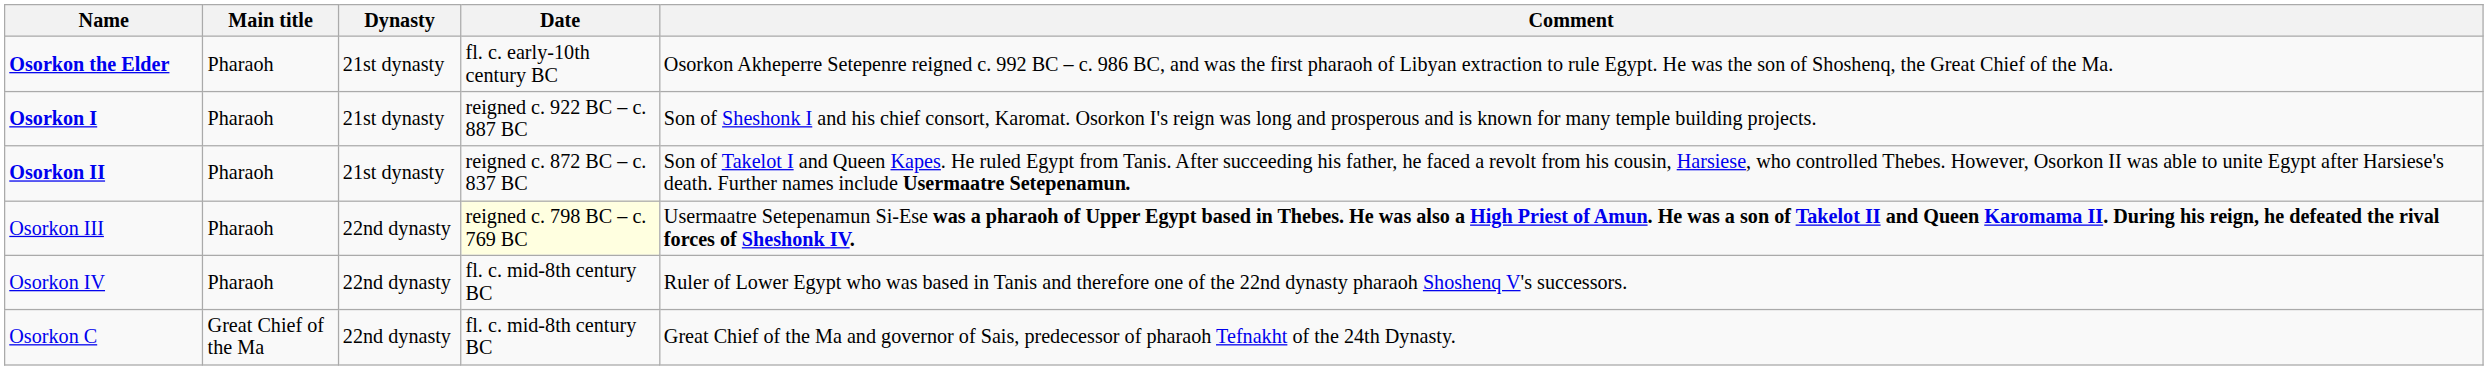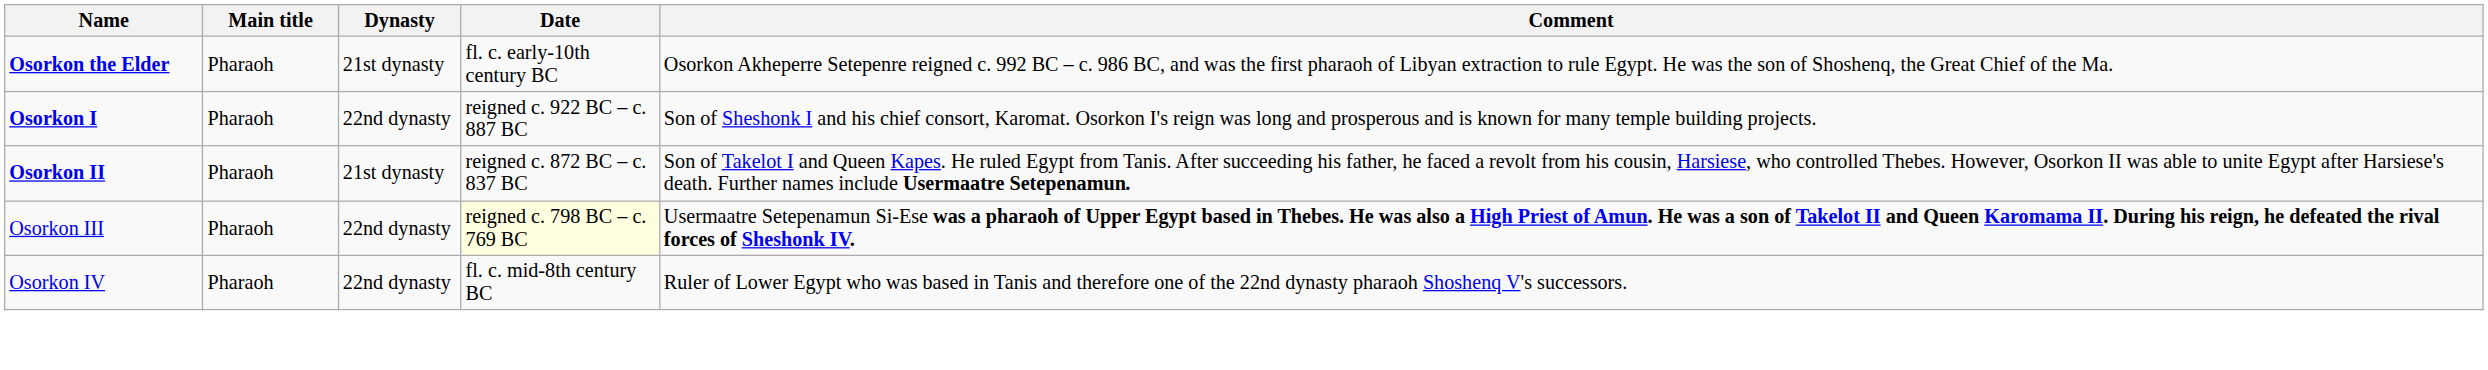(394, 118) 21st dynasty -> (397, 118) 22nd dynasty
- row: (53, 337)
